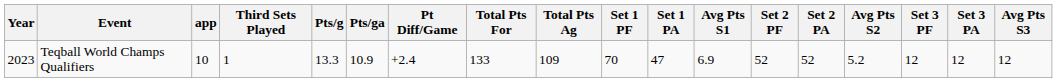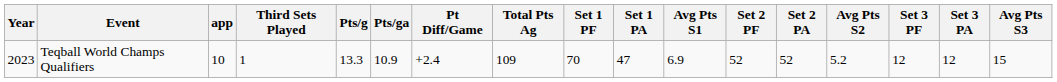- column: (501, 22)
(1004, 59) 12 -> (999, 59) 15
